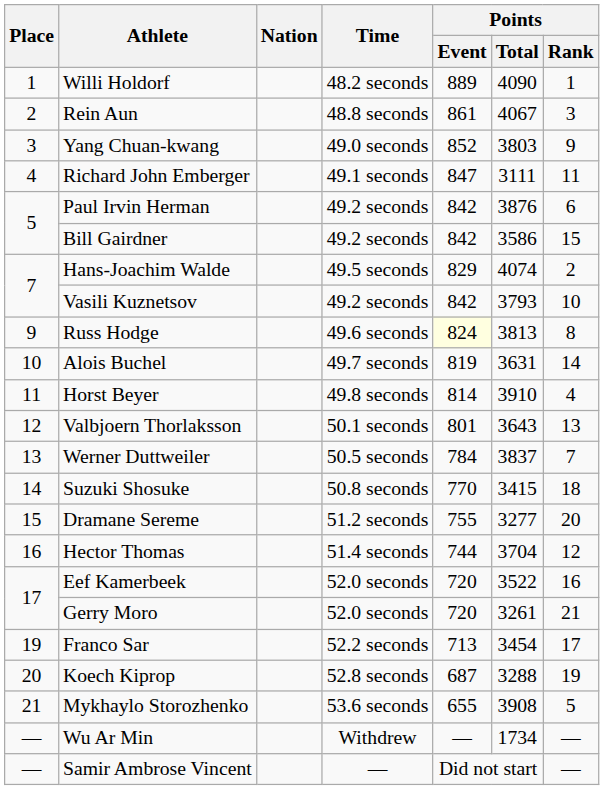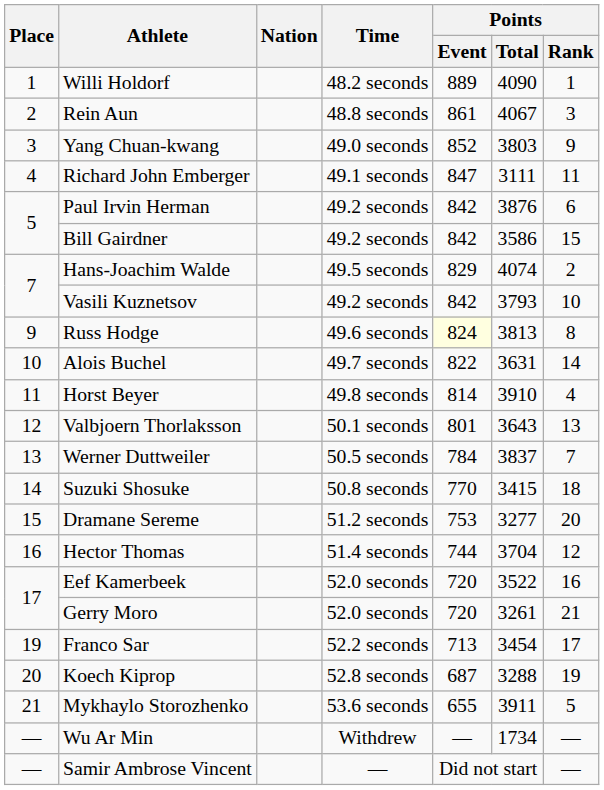(462, 363) 819 -> (462, 363) 822
(462, 519) 755 -> (462, 519) 753
(517, 706) 3908 -> (517, 706) 3911
